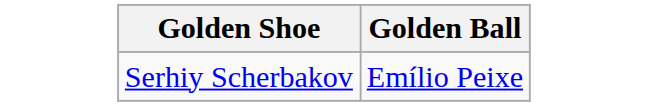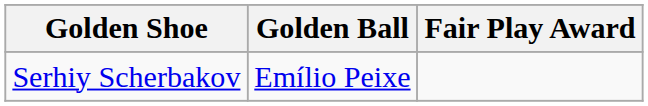+ column: (530, 28)
